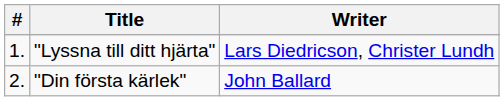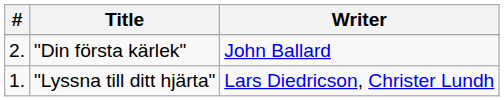rows swapped: (125, 50) <-> (110, 80)
